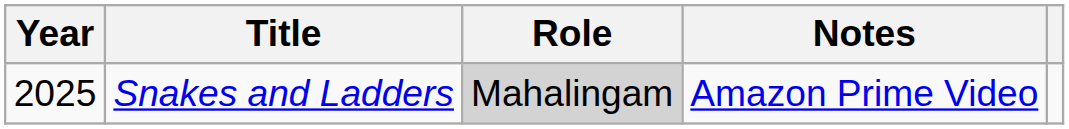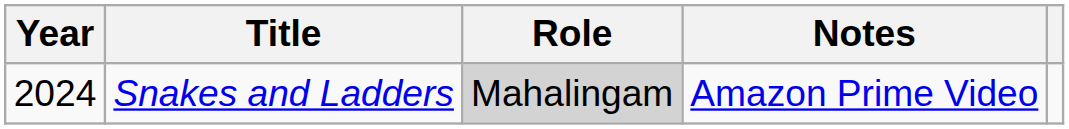(55, 92) 2025 -> (55, 92) 2024
